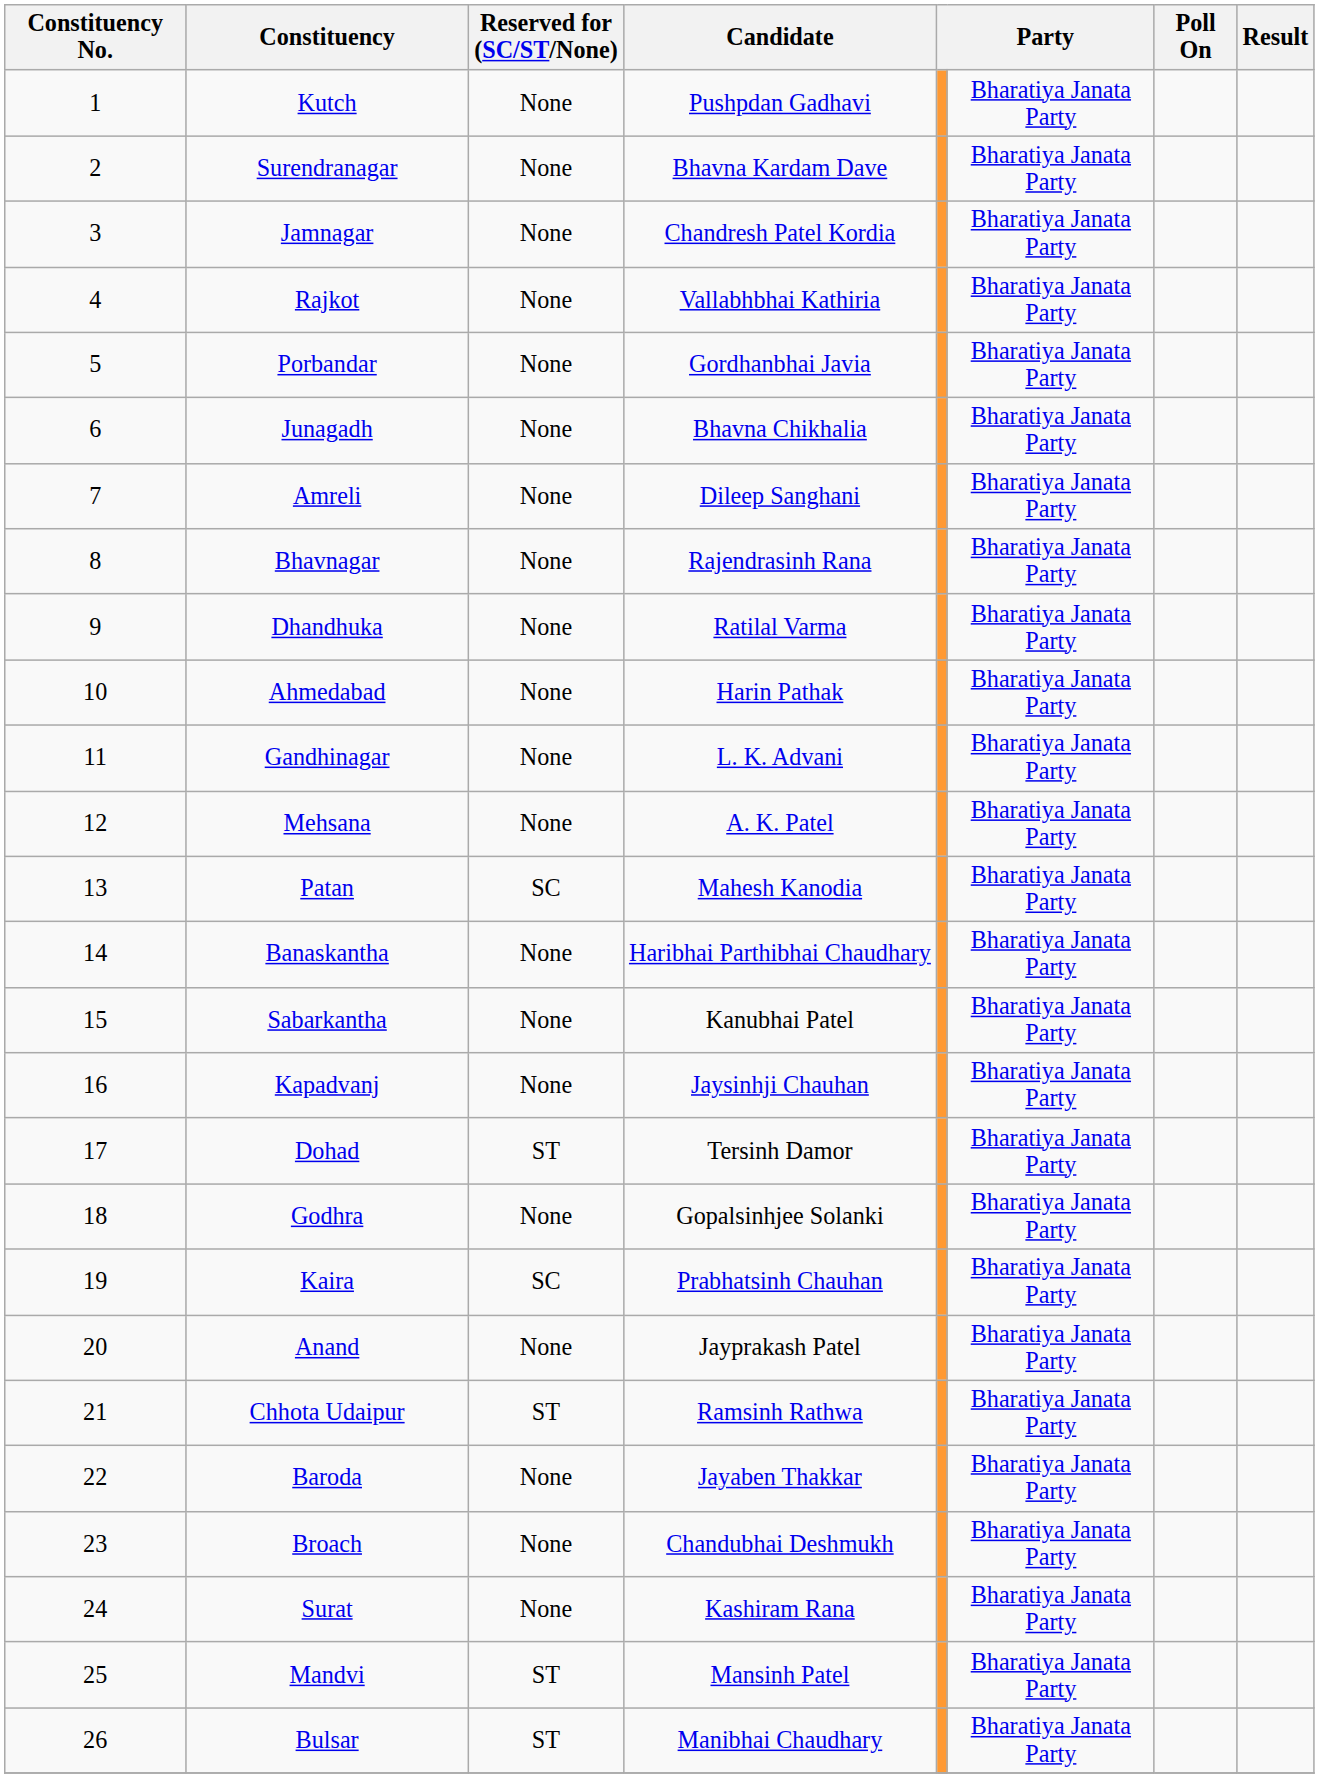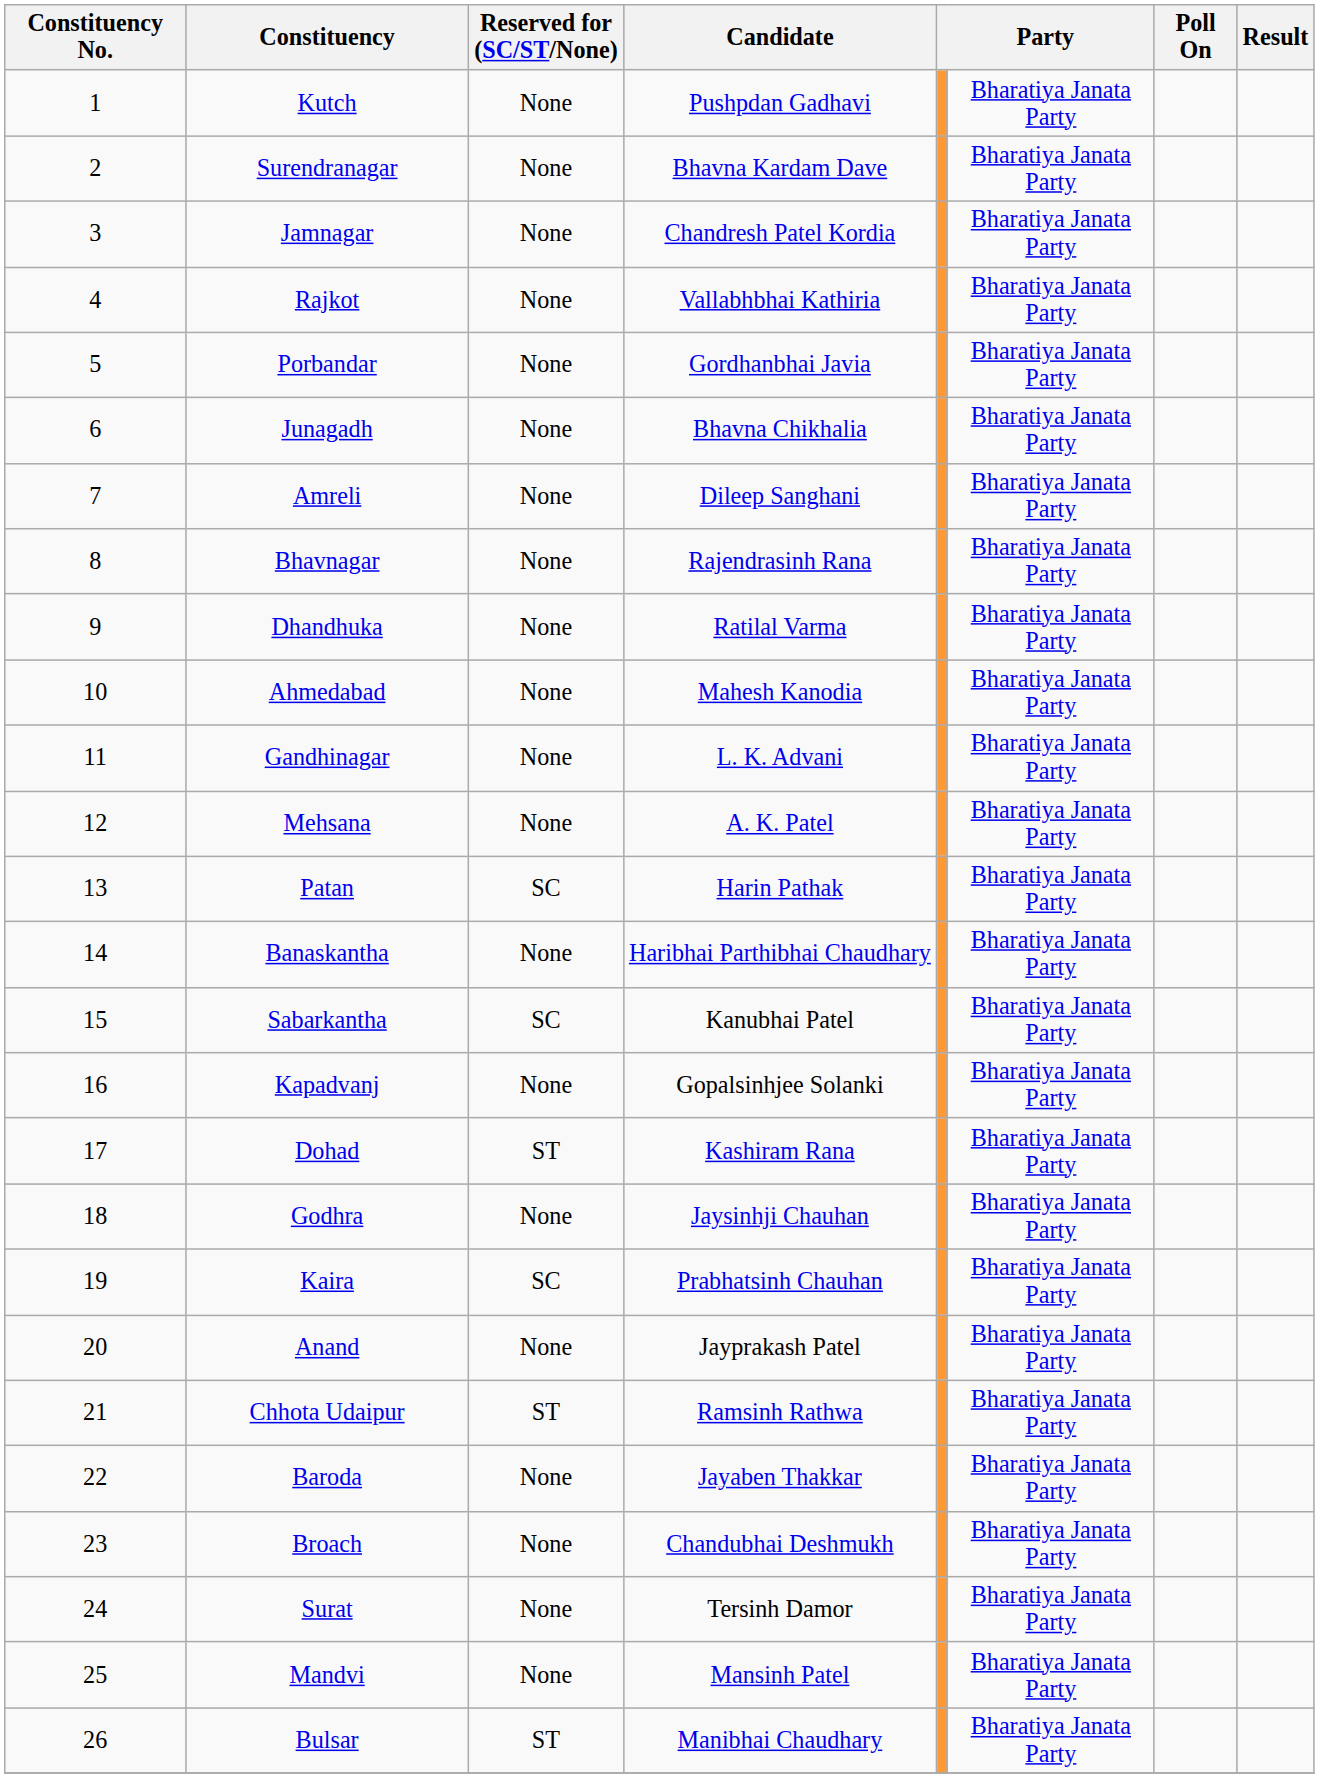(780, 692) Harin Pathak -> (780, 692) Mahesh Kanodia
(780, 888) Mahesh Kanodia -> (780, 888) Harin Pathak
(546, 1019) None -> (546, 1019) SC
(780, 1085) Jaysinhji Chauhan -> (780, 1085) Gopalsinhjee Solanki
(780, 1150) Tersinh Damor -> (780, 1150) Kashiram Rana
(780, 1216) Gopalsinhjee Solanki -> (780, 1216) Jaysinhji Chauhan
(780, 1609) Kashiram Rana -> (780, 1609) Tersinh Damor
(546, 1674) ST -> (546, 1674) None
